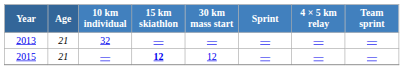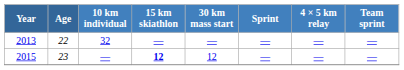(63, 40) 21 -> (63, 40) 22
(63, 57) 21 -> (63, 57) 23
